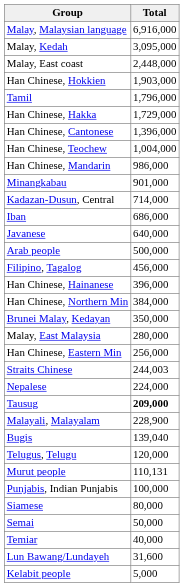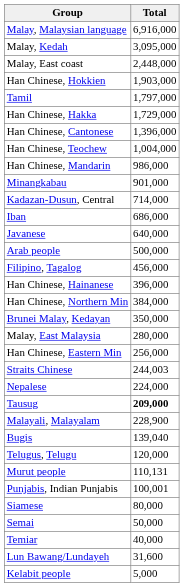(155, 98) 1,796,000 -> (155, 98) 1,797,000
(151, 488) 100,000 -> (151, 488) 100,001
